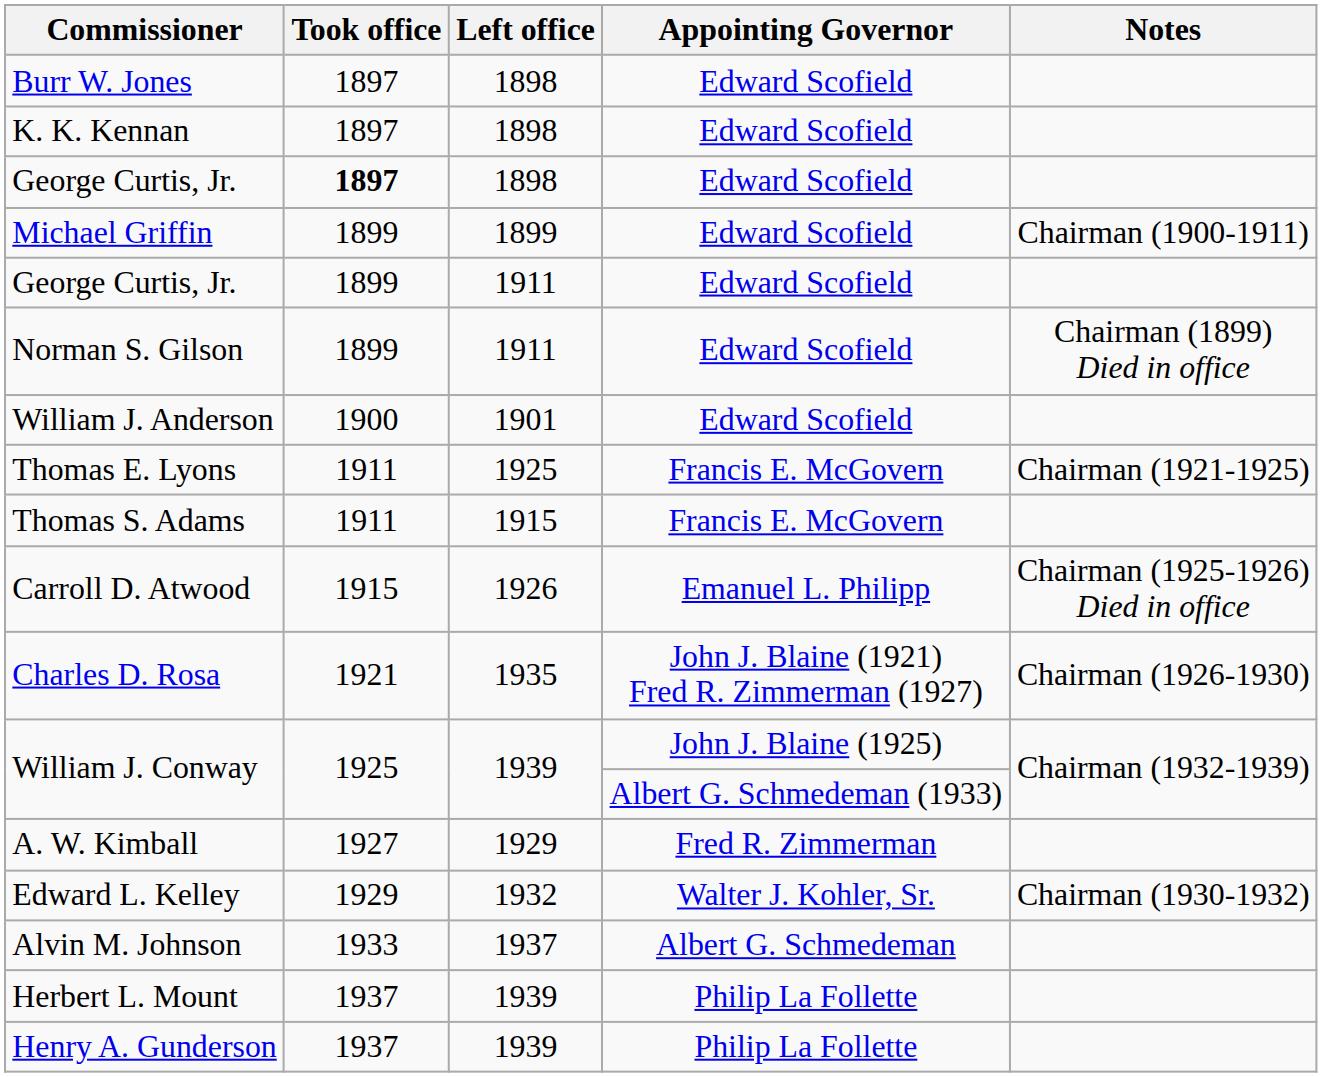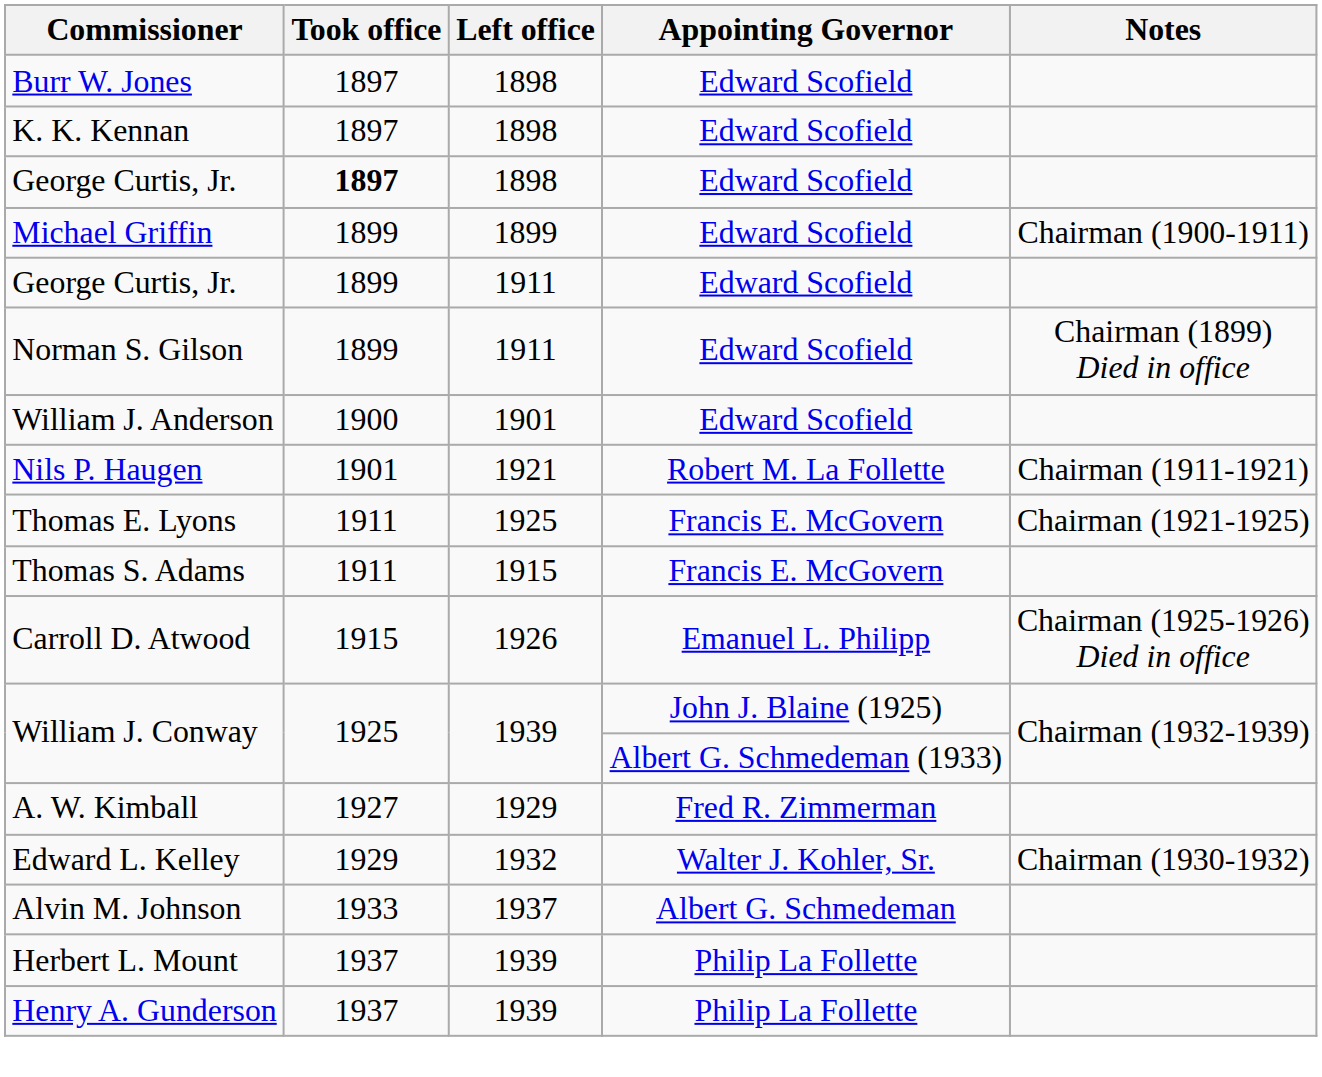+ row: (107, 469)
- row: (116, 674)
